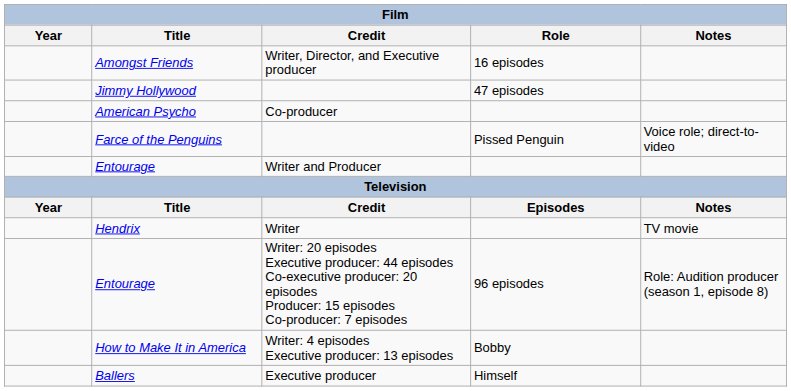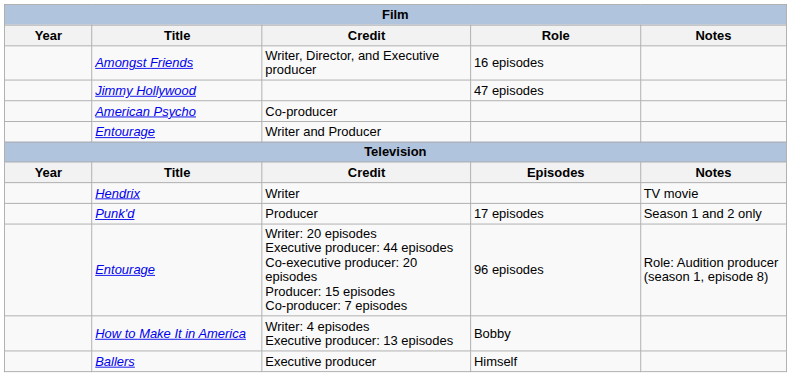- row: (159, 139)
+ row: (115, 214)
